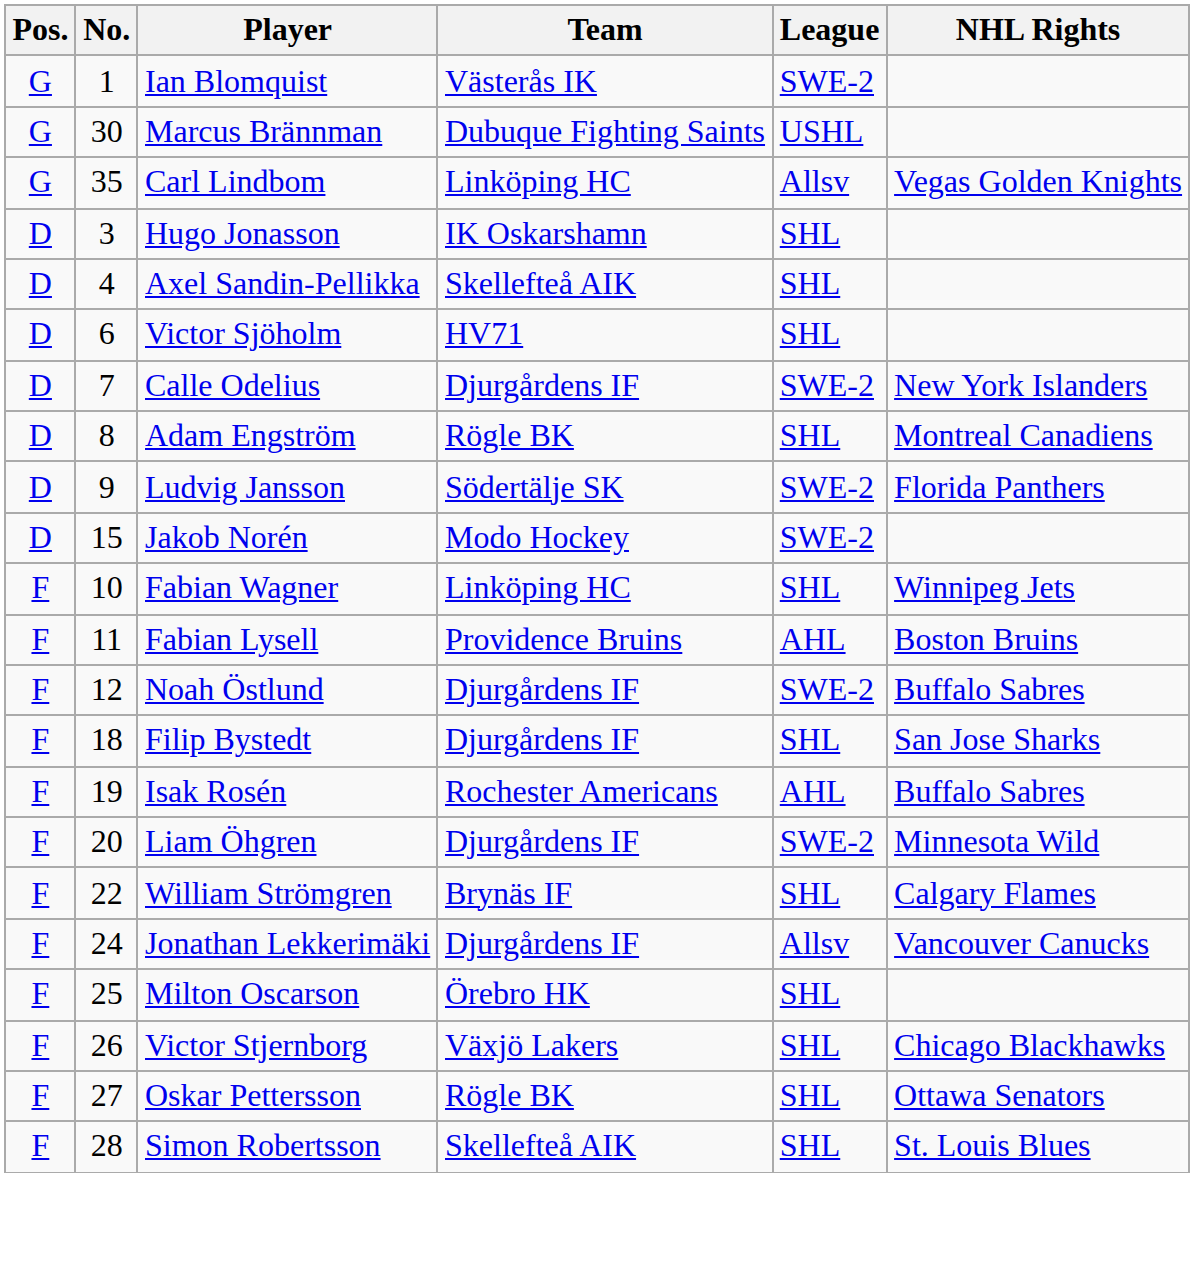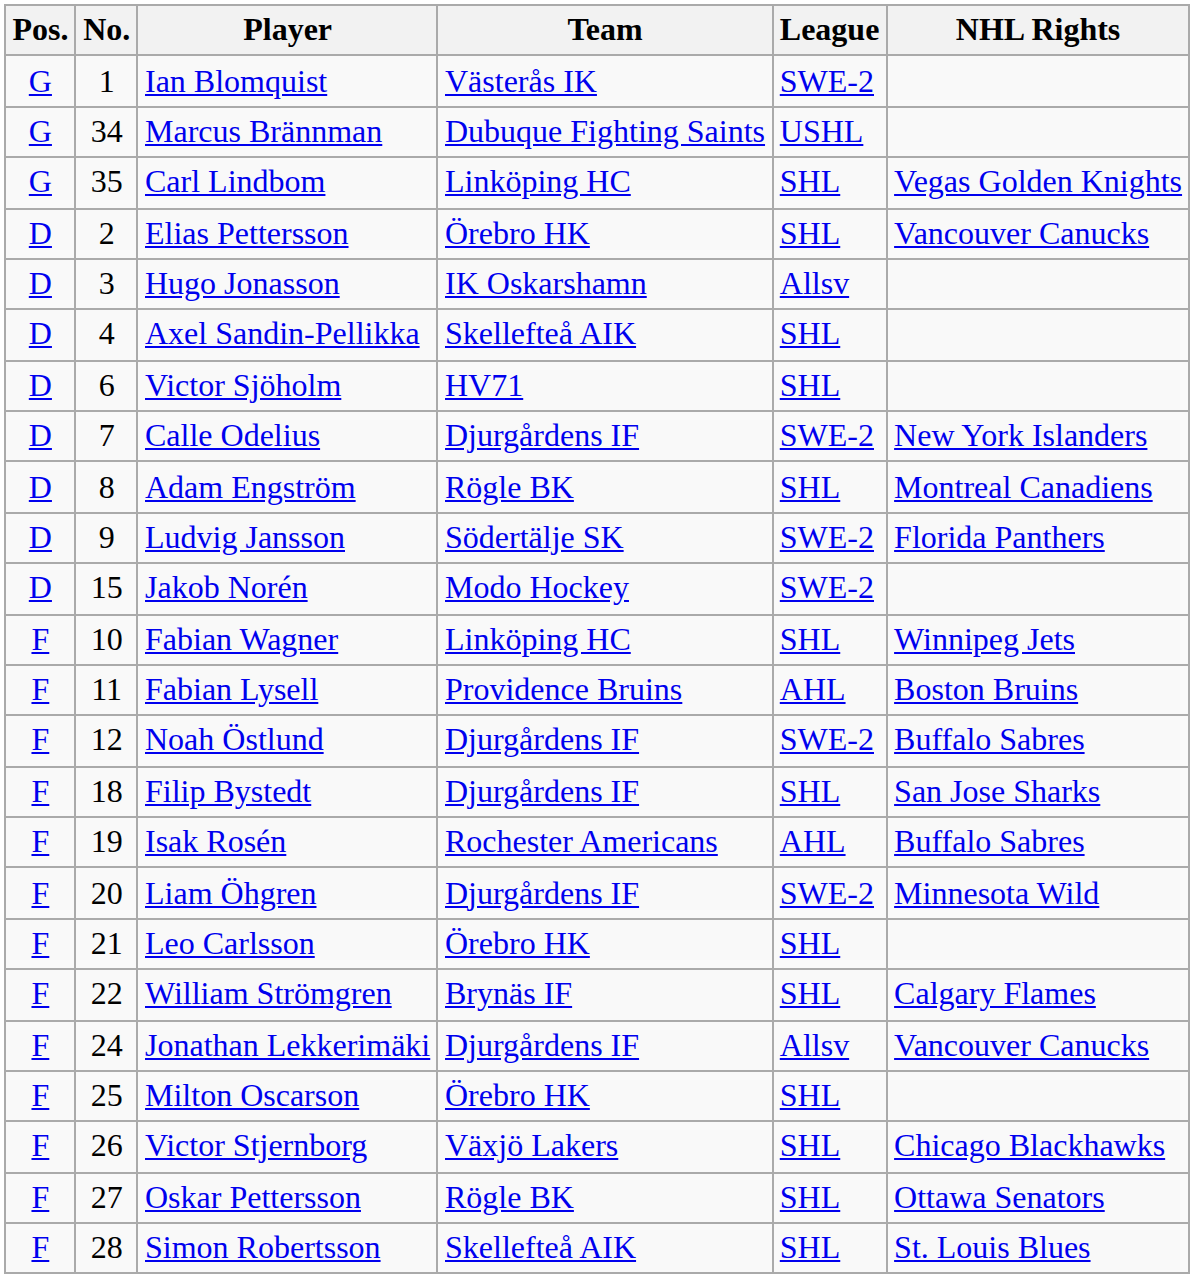(107, 131) 30 -> (107, 131) 34
(814, 182) Allsv -> (810, 182) SHL
+ row: (247, 232)
(810, 232) SHL -> (814, 283) Allsv
+ row: (230, 943)
